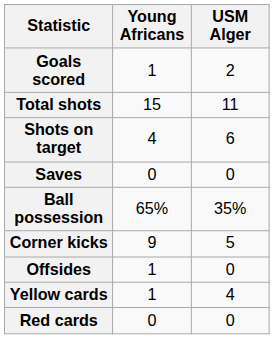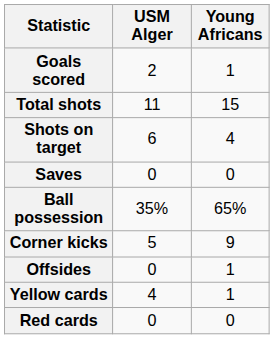columns swapped: (152, 26) <-> (230, 26)
